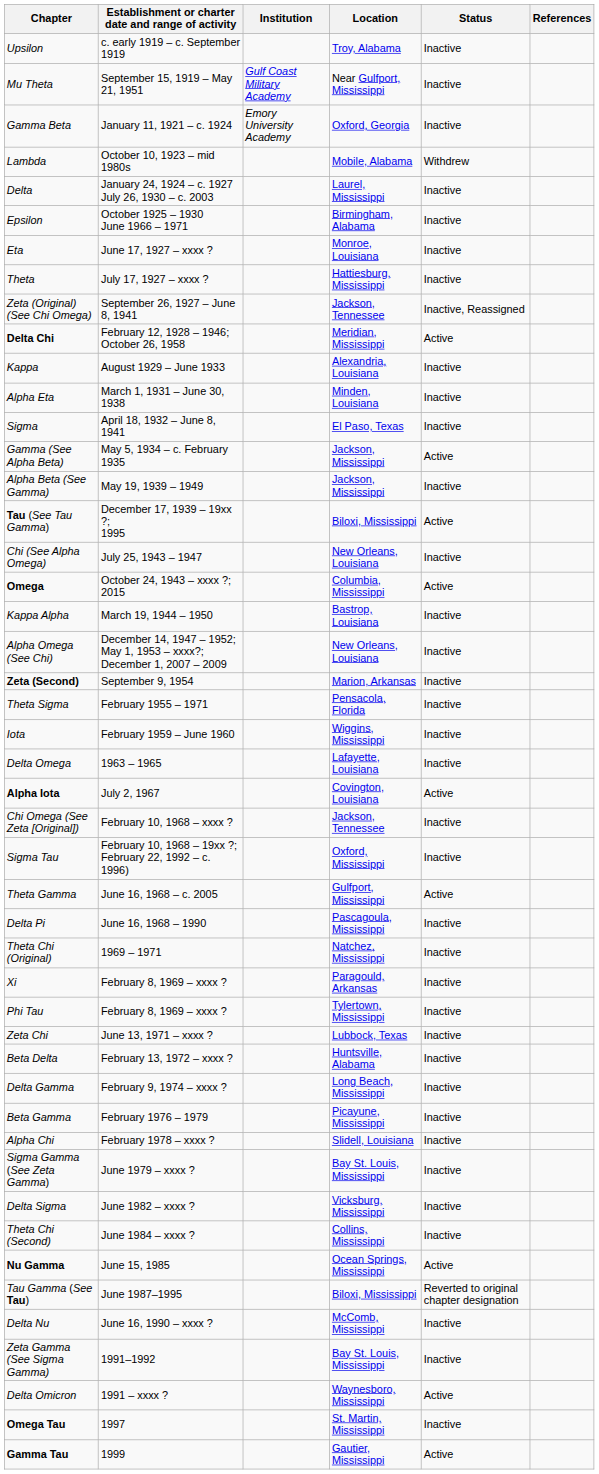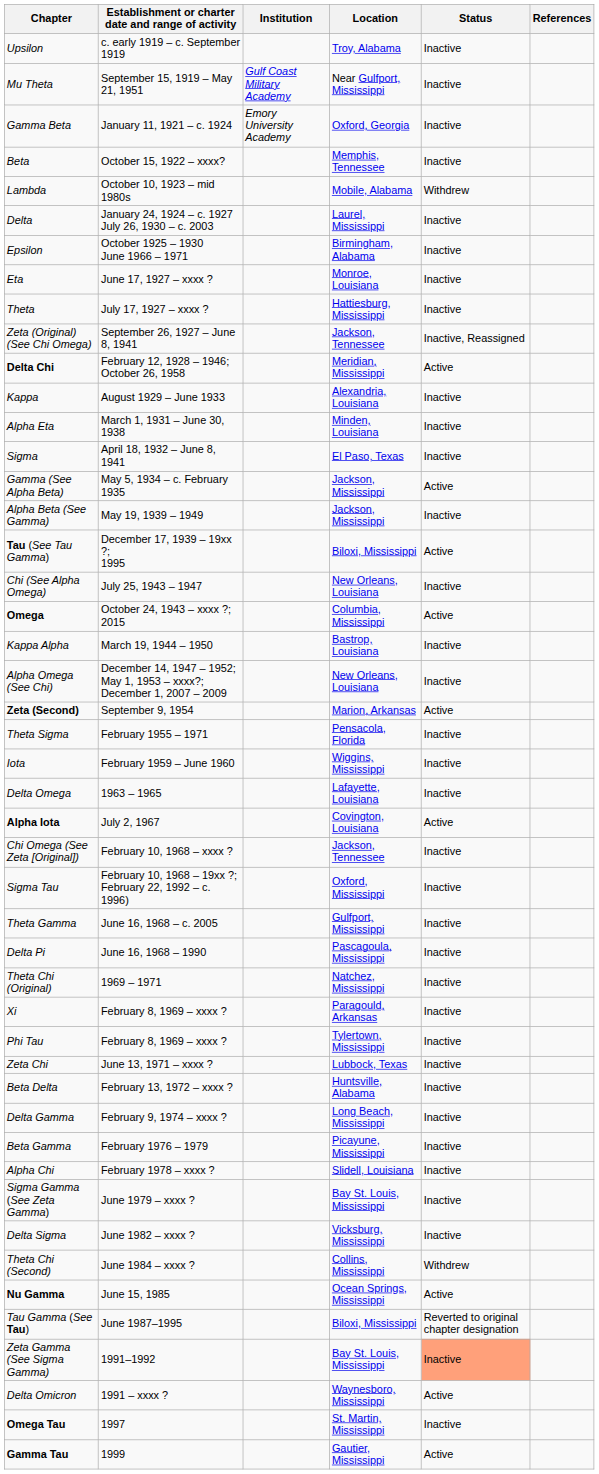+ row: (18, 161)
(442, 681) Inactive -> (439, 710) Active
(439, 894) Active -> (442, 923) Inactive
(442, 1235) Inactive -> (446, 1265) Withdrew
- row: (28, 1324)
(442, 1359) no background -> (442, 1359) lightsalmon background
